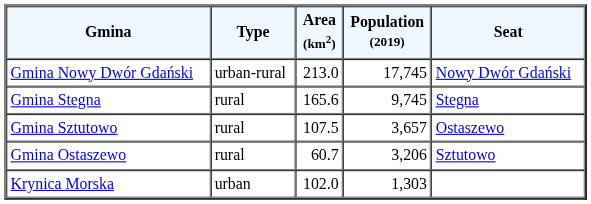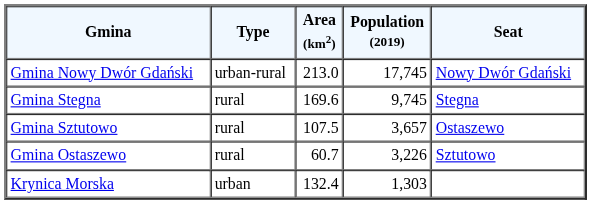(321, 100) 165.6 -> (321, 100) 169.6
(409, 155) 3,206 -> (409, 155) 3,226
(321, 183) 102.0 -> (321, 183) 132.4
